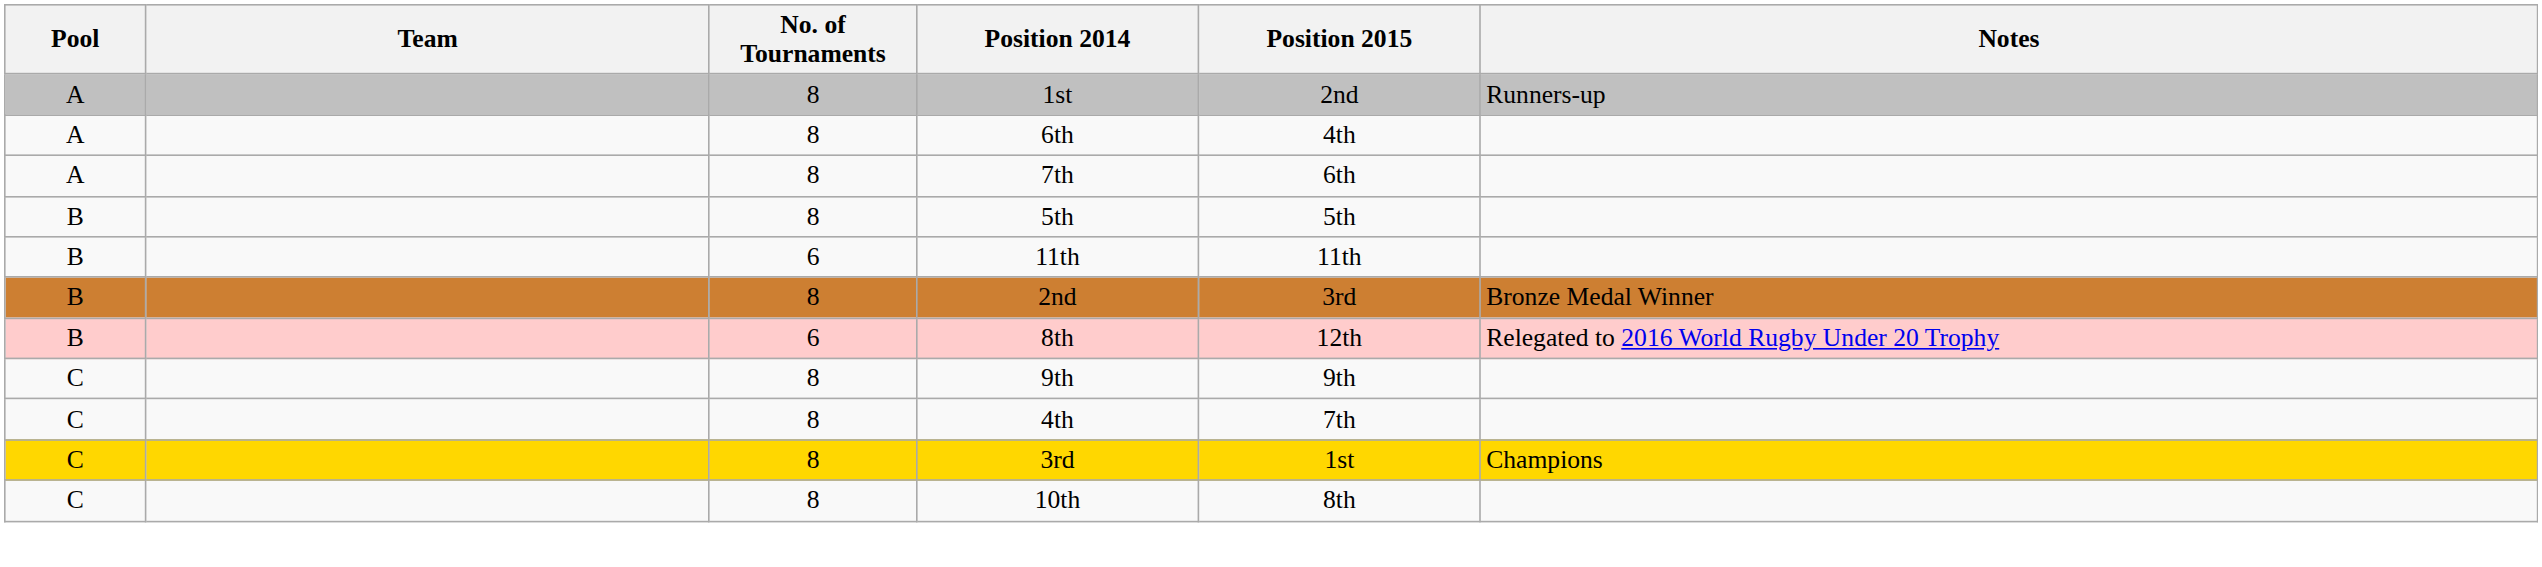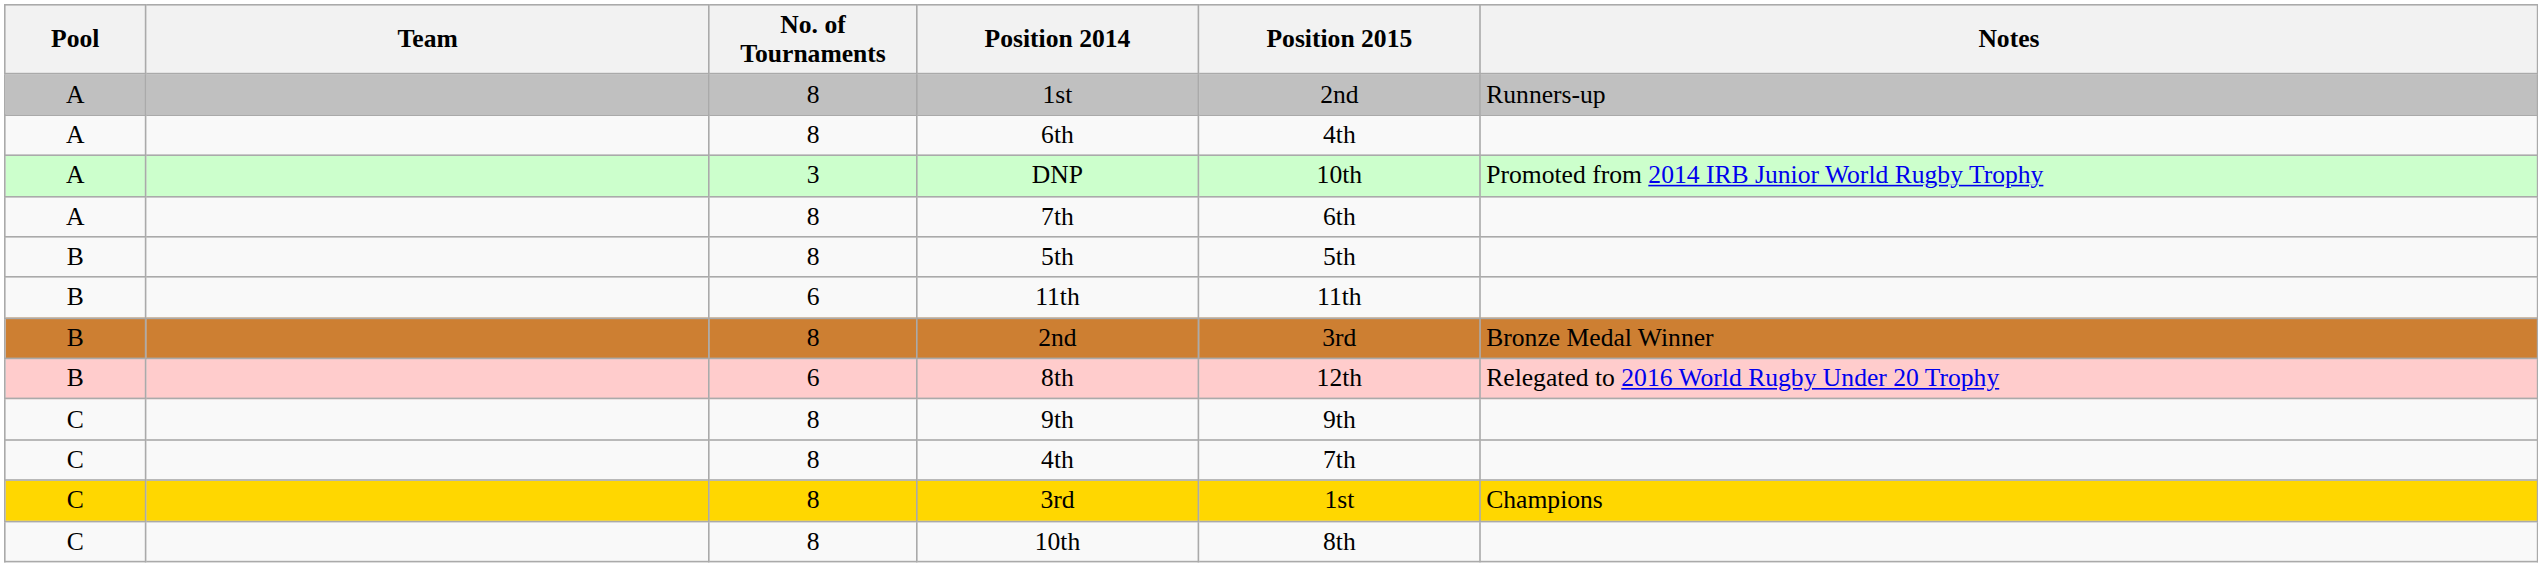+ row: (1057, 175)
